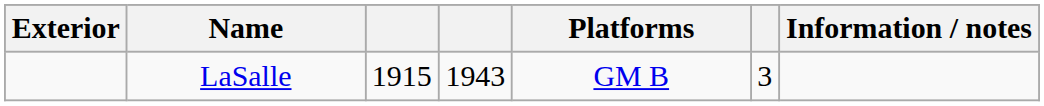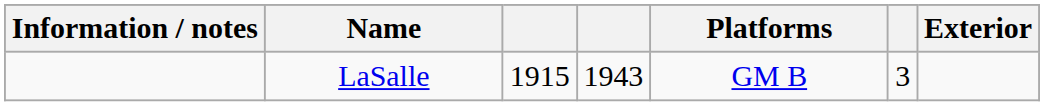columns swapped: (66, 28) <-> (909, 28)
